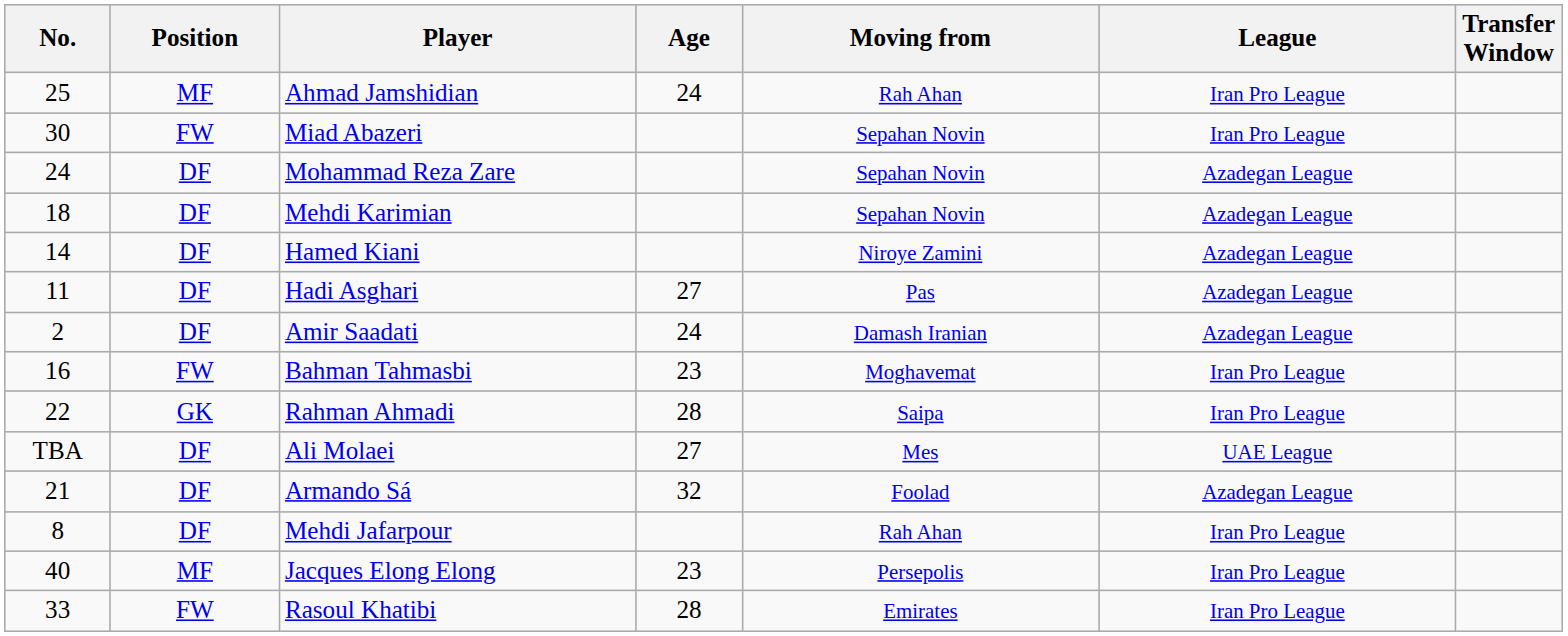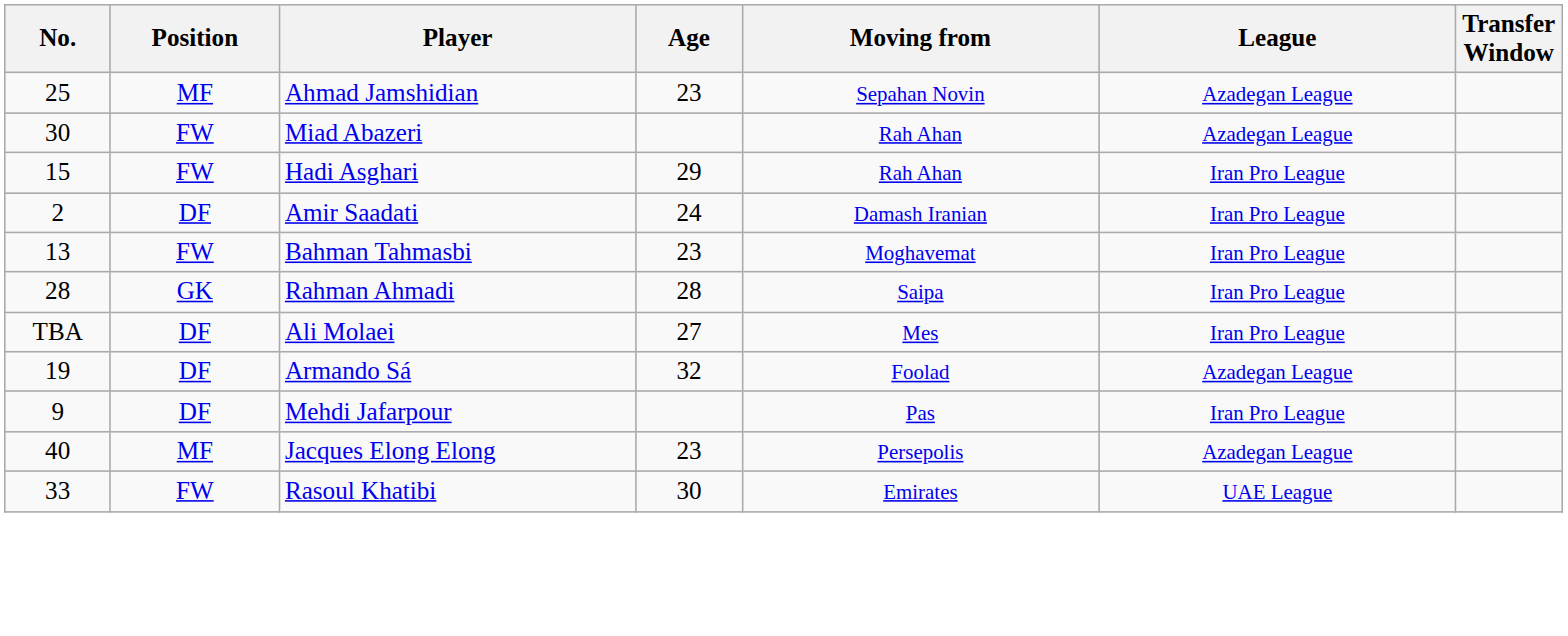(689, 92) 24 -> (689, 92) 23
(920, 94) Rah Ahan -> (920, 94) Sepahan Novin
(1277, 94) Iran Pro League -> (1277, 94) Azadegan League
(920, 133) Sepahan Novin -> (920, 133) Rah Ahan
(1277, 133) Iran Pro League -> (1277, 133) Azadegan League
- row: (400, 172)
- row: (368, 212)
- row: (352, 251)
(58, 291) 11 -> (58, 172) 15
(195, 291) DF -> (195, 172) FW
(689, 291) 27 -> (689, 172) 29
(920, 293) Pas -> (920, 173) Rah Ahan
(1277, 293) Azadegan League -> (1277, 173) Iran Pro League
(1277, 333) Azadegan League -> (1277, 213) Iran Pro League
(58, 371) 16 -> (58, 251) 13
(58, 411) 22 -> (58, 291) 28
(1277, 452) UAE League -> (1277, 333) Iran Pro League
(58, 490) 21 -> (58, 371) 19
(58, 530) 8 -> (58, 411) 9
(920, 532) Rah Ahan -> (920, 412) Pas
(1277, 572) Iran Pro League -> (1277, 452) Azadegan League
(689, 610) 28 -> (689, 490) 30
(1277, 611) Iran Pro League -> (1277, 492) UAE League
